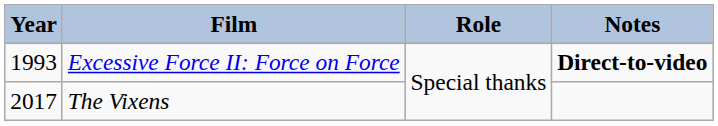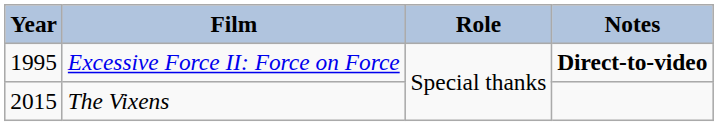(34, 62) 1993 -> (34, 62) 1995
(34, 101) 2017 -> (34, 101) 2015
